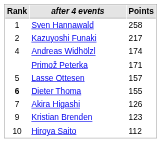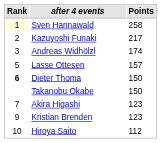(17, 25) no background -> (17, 25) lightyellow background
(17, 52) 4 -> (17, 52) 3
- row: (60, 65)
(135, 91) 155 -> (135, 78) 150
+ row: (63, 91)
(135, 105) 126 -> (135, 105) 123
